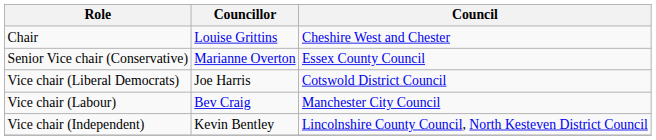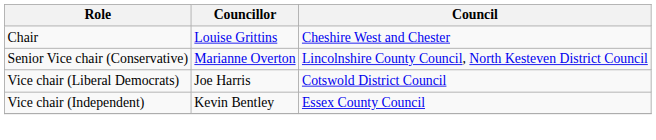(363, 59) Essex County Council -> (475, 59) Lincolnshire County Council, North Kesteven District Council
- row: (62, 102)
(475, 124) Lincolnshire County Council, North Kesteven District Council -> (363, 102) Essex County Council
